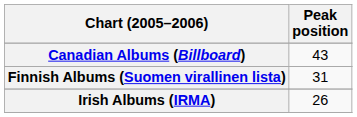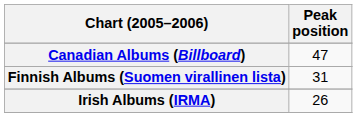(320, 54) 43 -> (320, 54) 47
